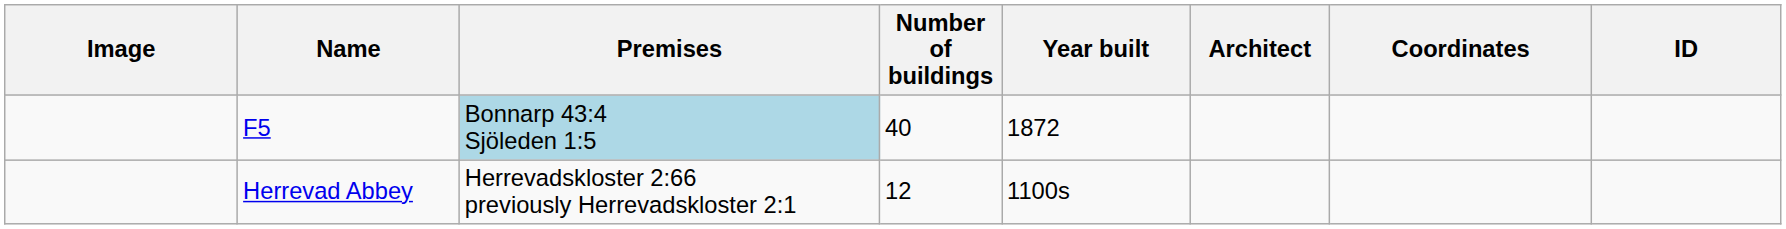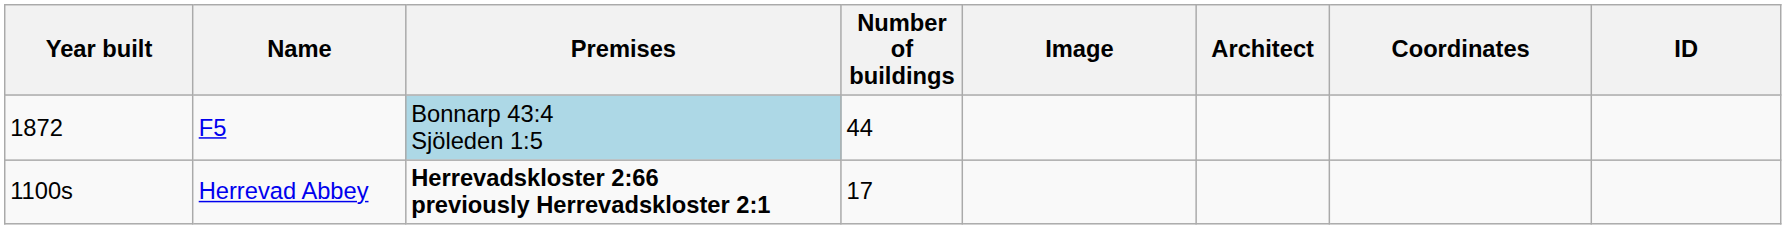columns swapped: (121, 49) <-> (1096, 49)
(898, 127) 40 -> (860, 127) 44
(631, 191) normal -> (591, 191) bold
(898, 191) 12 -> (860, 191) 17
